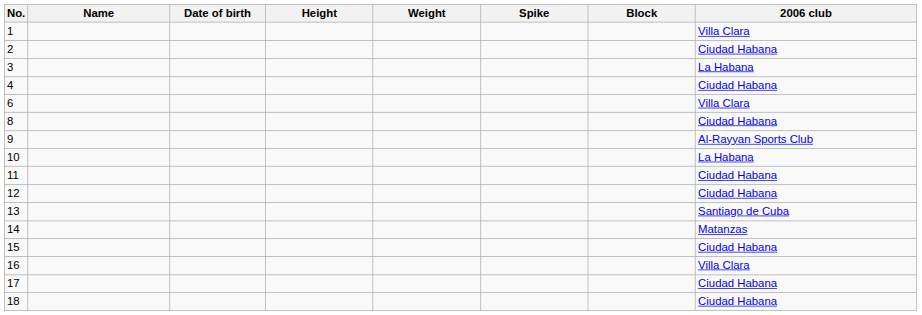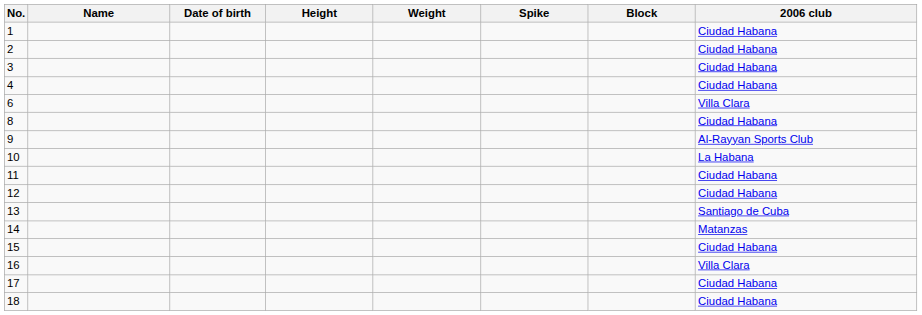(724, 31) Villa Clara -> (738, 31) Ciudad Habana
(726, 67) La Habana -> (738, 67) Ciudad Habana
